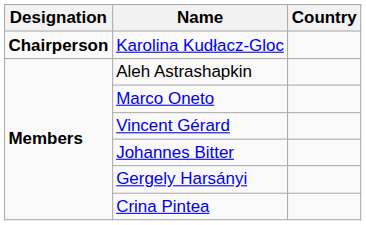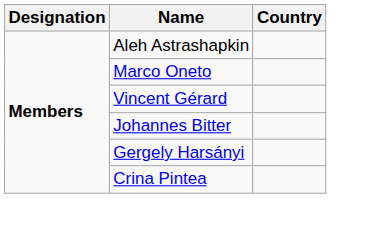- row: (200, 44)
